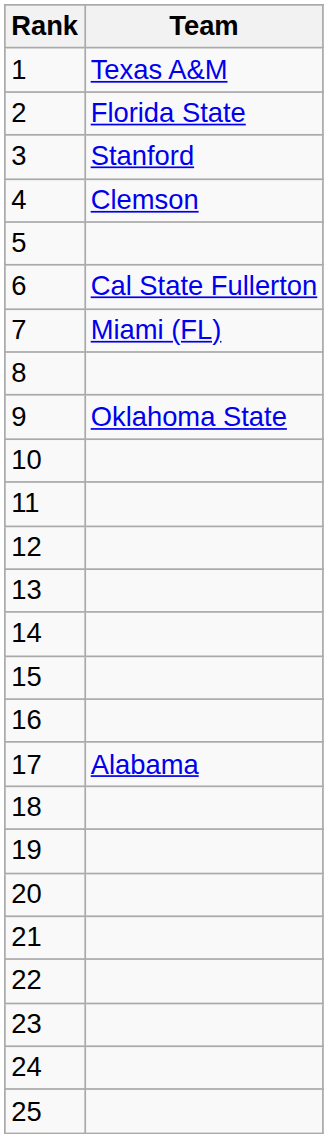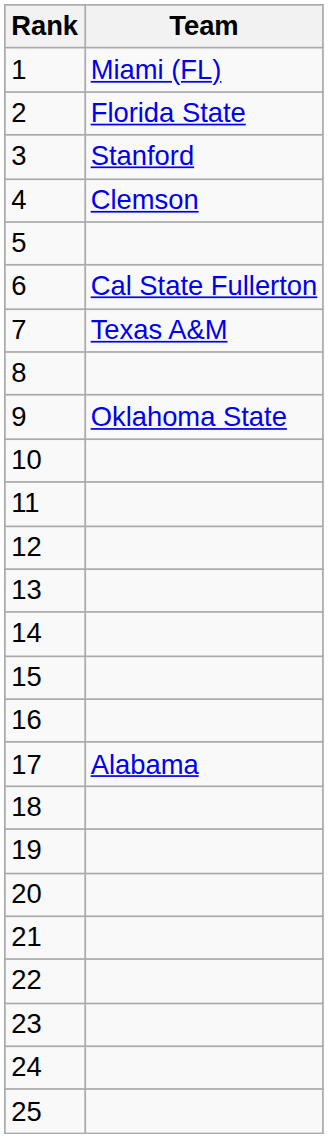(159, 69) Texas A&M -> (156, 69) Miami (FL)
(156, 329) Miami (FL) -> (159, 329) Texas A&M
